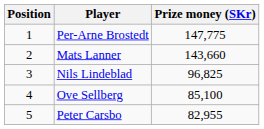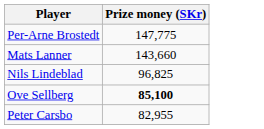- column: (29, 14)
(205, 94) normal -> (156, 94) bold
